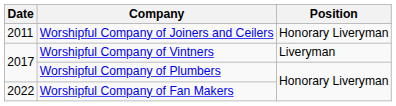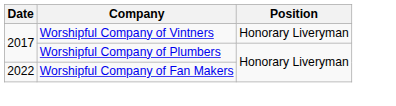- row: (157, 33)
(307, 52) Liveryman -> (294, 33) Honorary Liveryman
